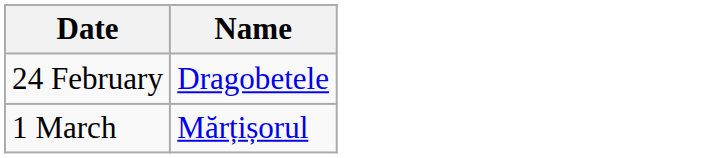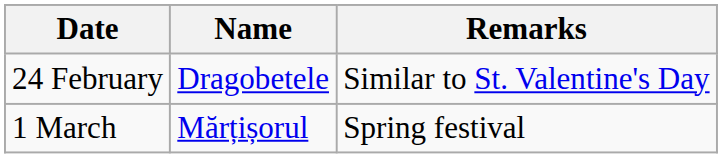+ column: (526, 29)
